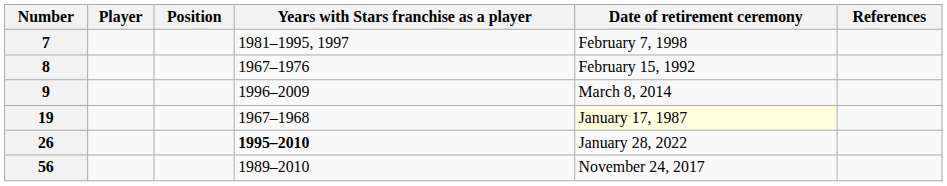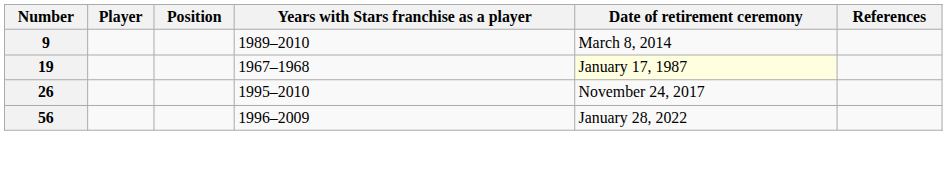- row: (46, 42)
- row: (46, 67)
(274, 92) 1996–2009 -> (274, 42) 1989–2010
(274, 142) bold -> (274, 92) normal
(633, 142) January 28, 2022 -> (642, 92) November 24, 2017
(274, 167) 1989–2010 -> (274, 117) 1996–2009
(642, 167) November 24, 2017 -> (633, 117) January 28, 2022
